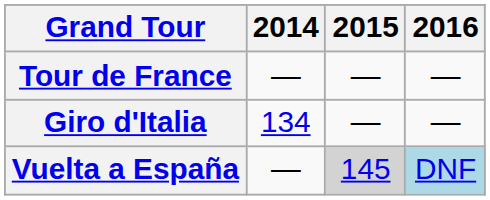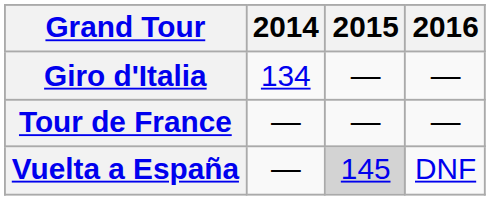rows swapped: (125, 122) <-> (125, 75)
(446, 169) lightblue background -> (446, 169) no background
